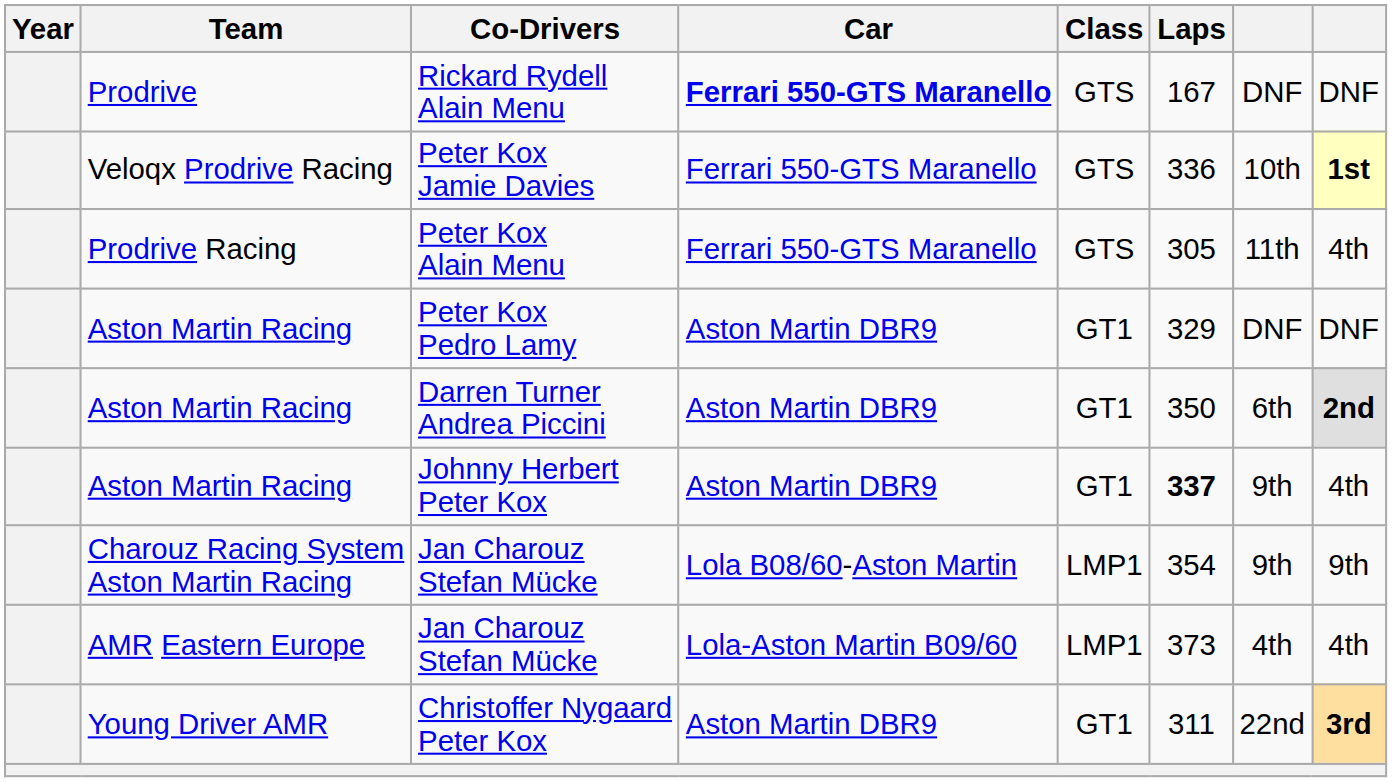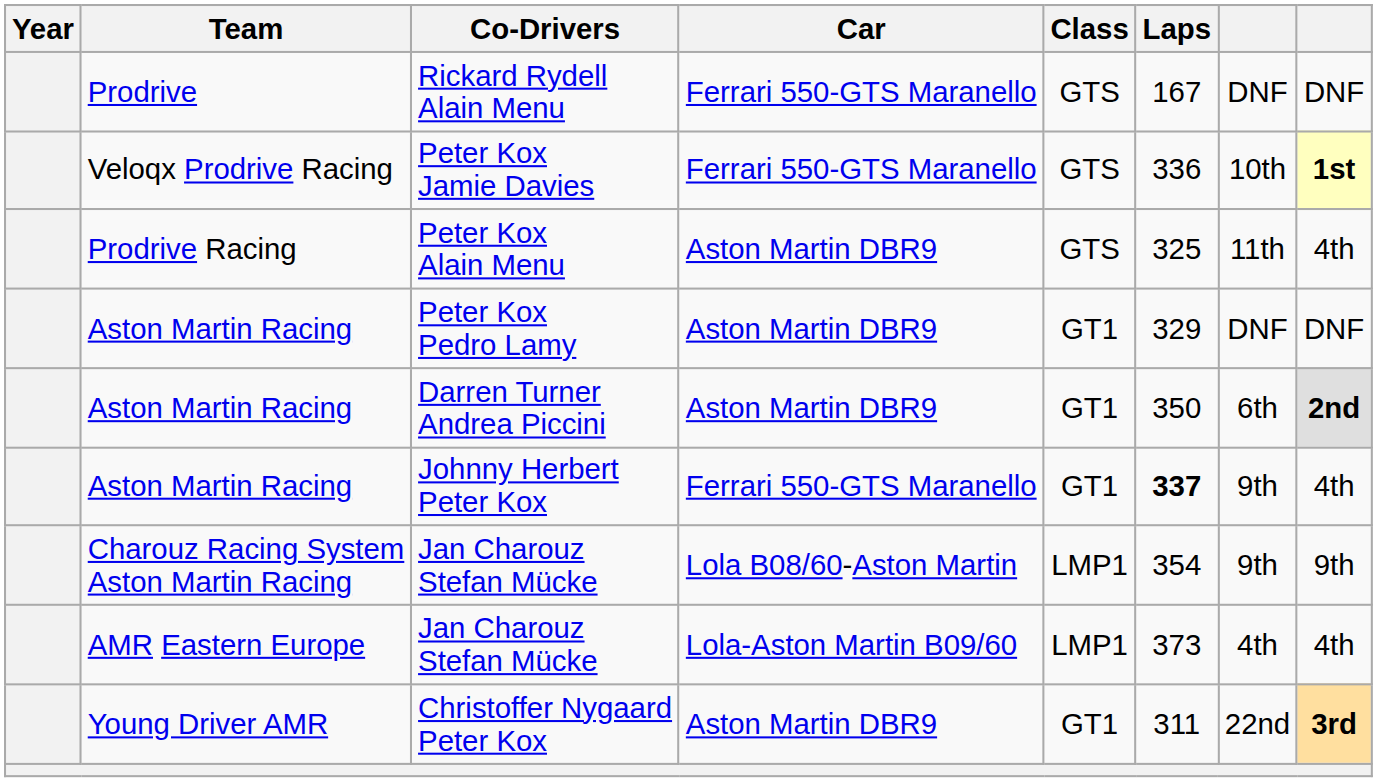(869, 91) bold -> (861, 91) normal
(861, 249) Ferrari 550-GTS Maranello -> (811, 249) Aston Martin DBR9
(1191, 249) 305 -> (1177, 249) 325
(811, 487) Aston Martin DBR9 -> (861, 487) Ferrari 550-GTS Maranello
